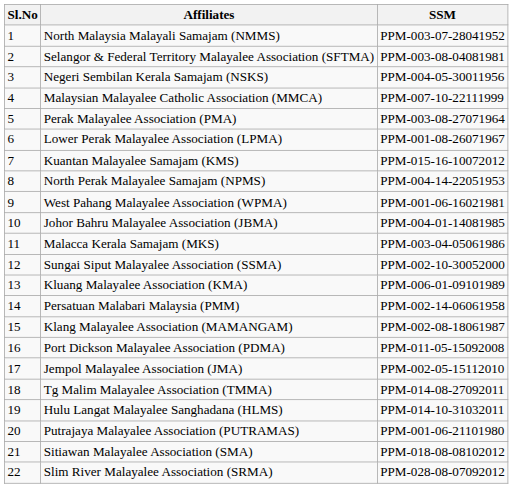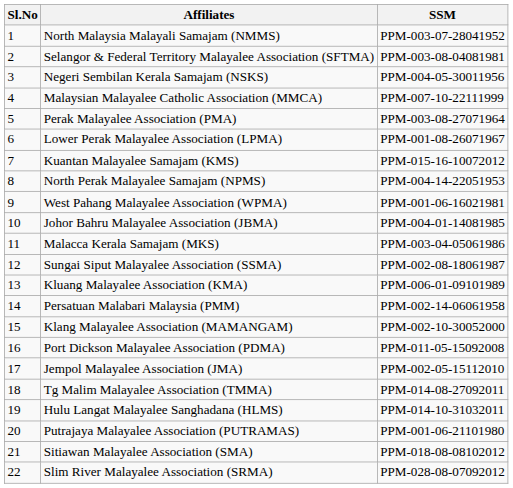(443, 264) PPM-002-10-30052000 -> (443, 264) PPM-002-08-18061987
(443, 327) PPM-002-08-18061987 -> (443, 327) PPM-002-10-30052000
